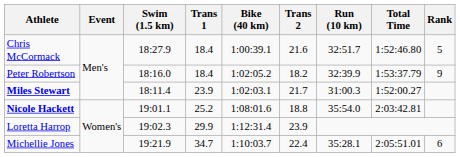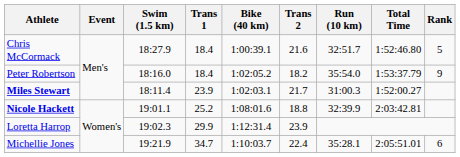(344, 73) 32:39.9 -> (344, 73) 35:54.0
(344, 109) 35:54.0 -> (344, 109) 32:39.9
